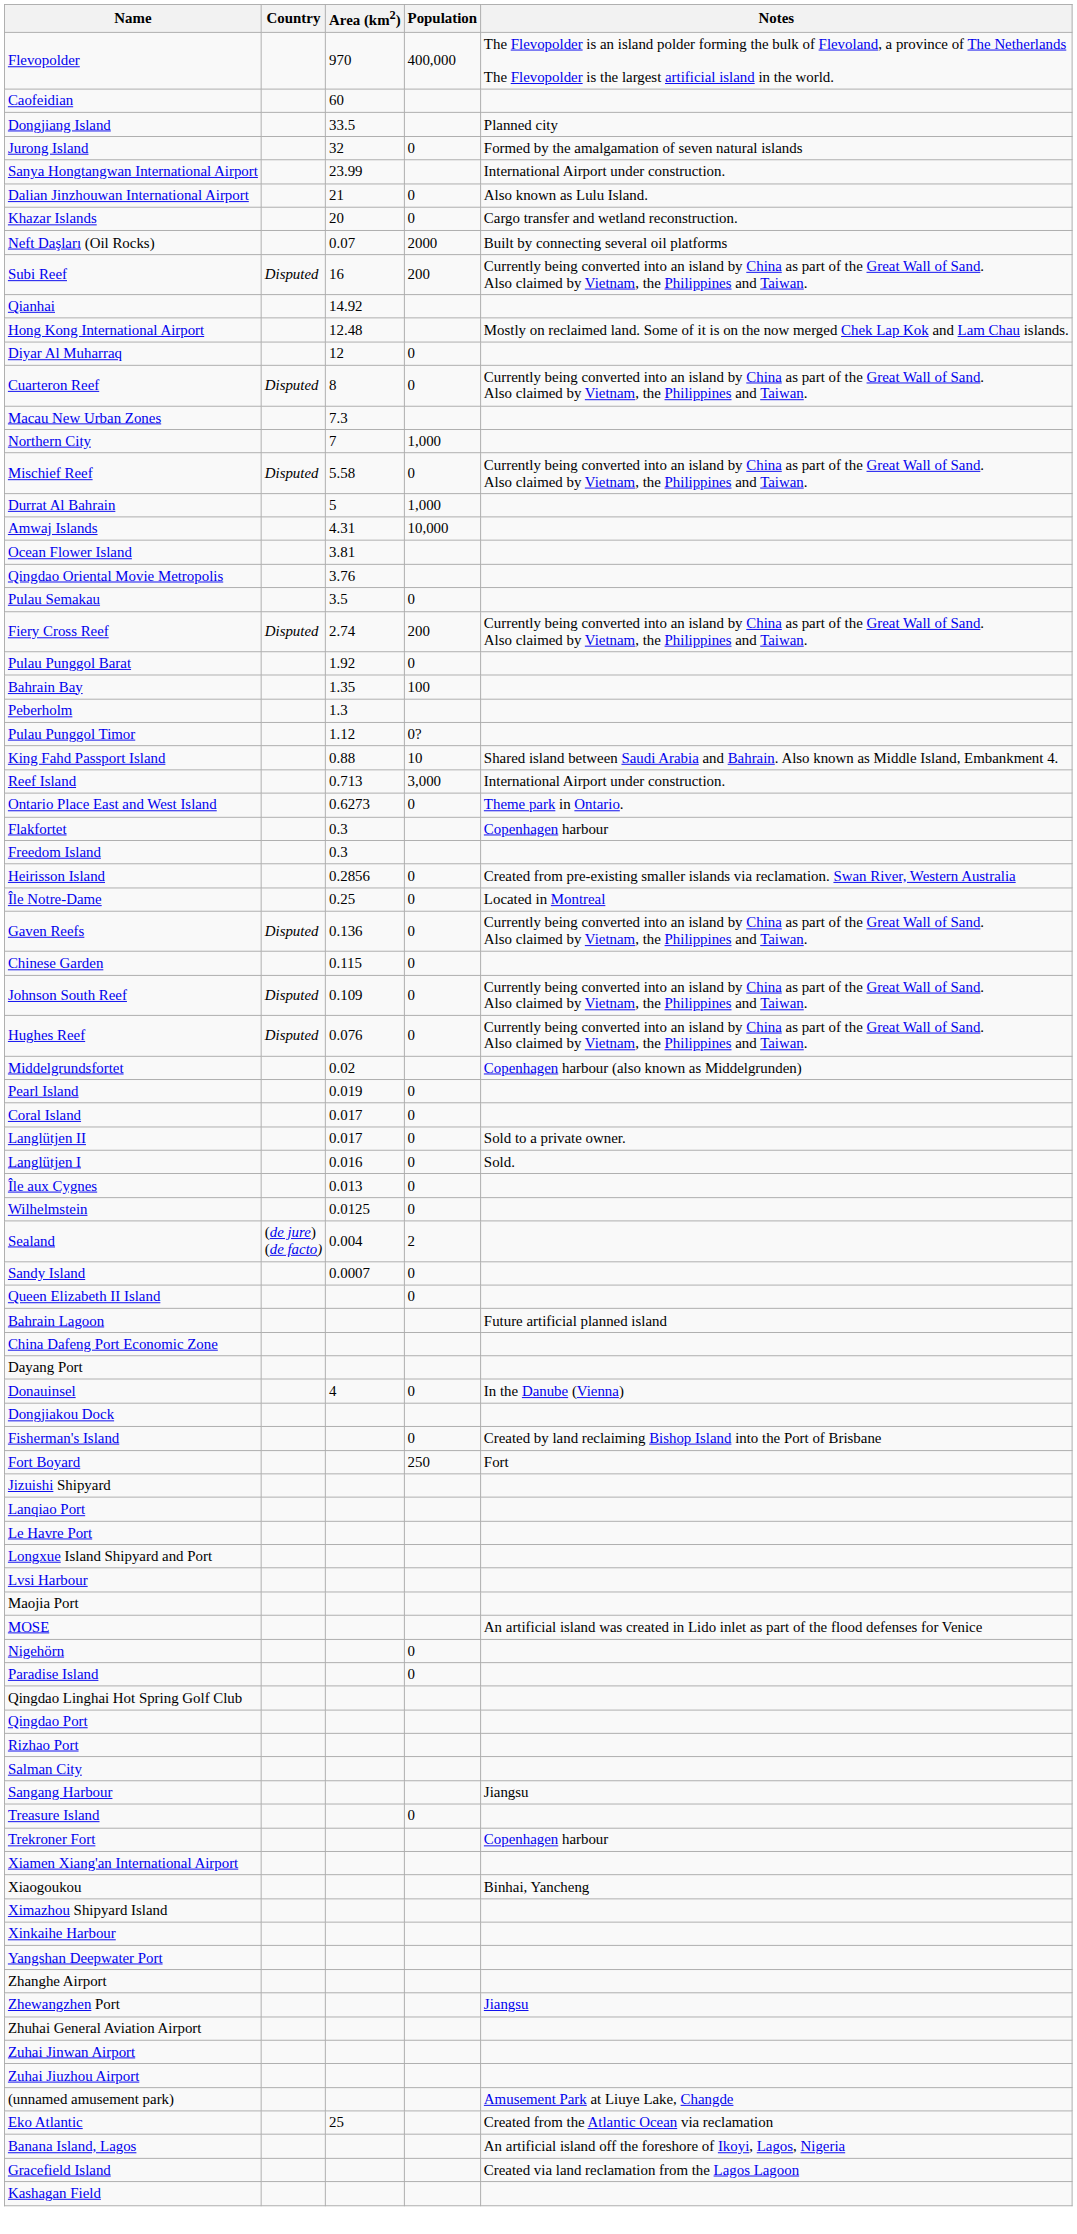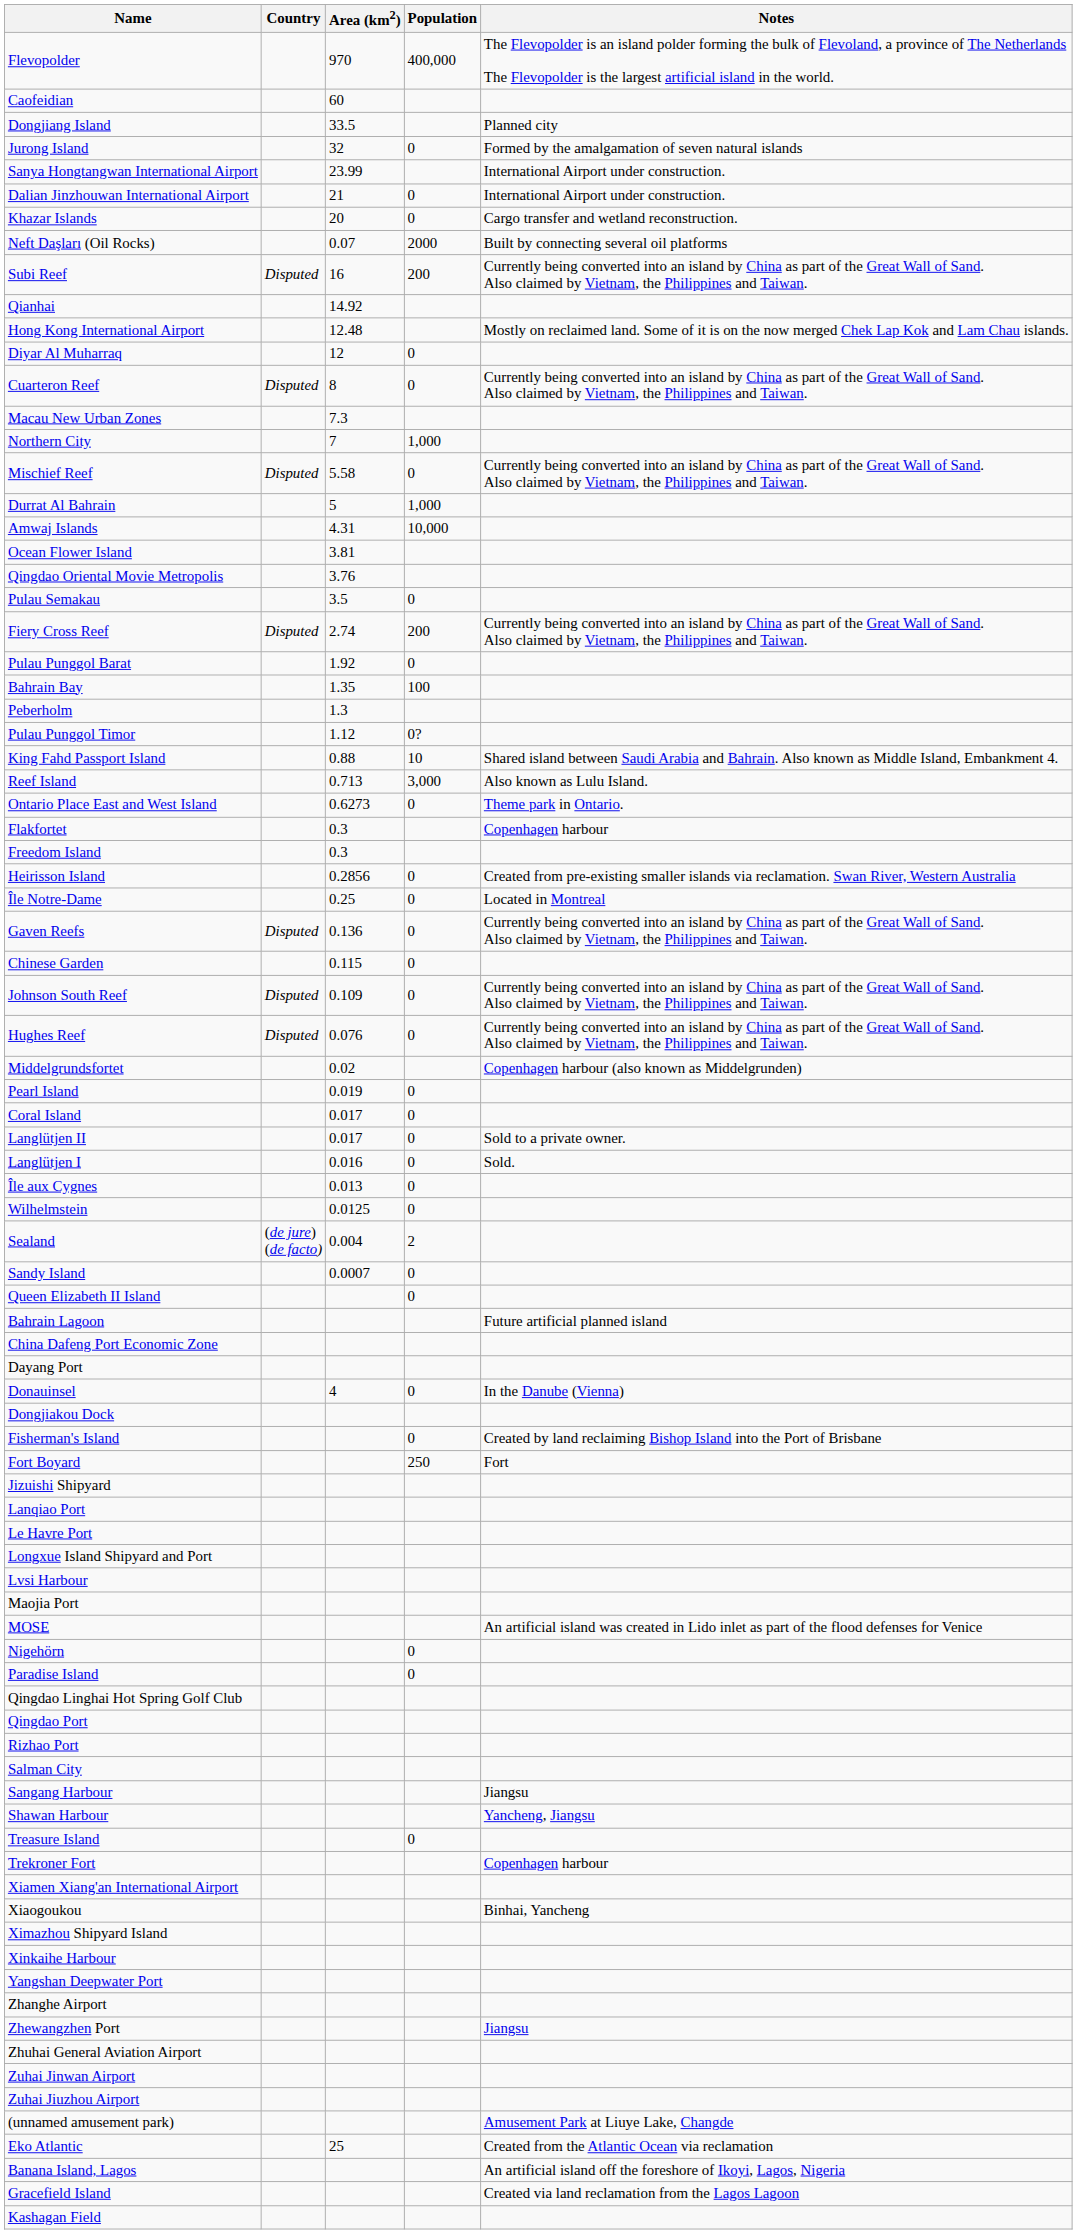(566, 195) Also known as Lulu Island. -> (605, 195) International Airport under construction.
(605, 781) International Airport under construction. -> (566, 781) Also known as Lulu Island.
+ row: (58, 1816)
